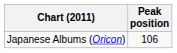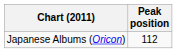(150, 39) 106 -> (150, 39) 112
